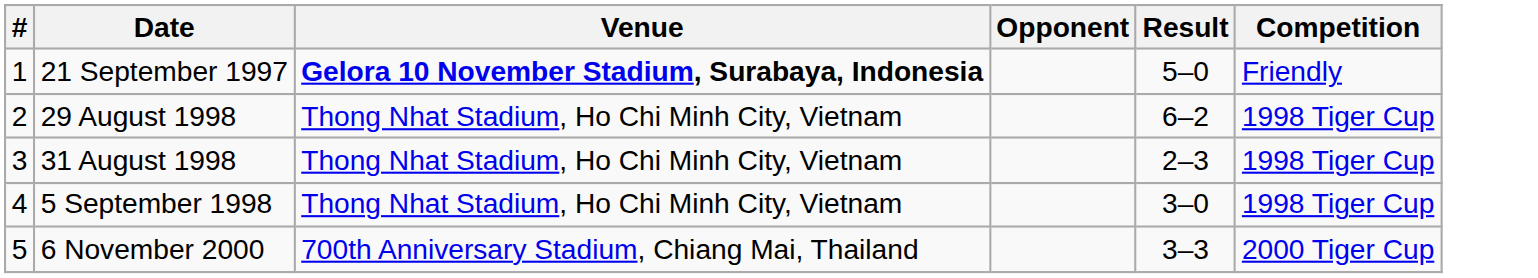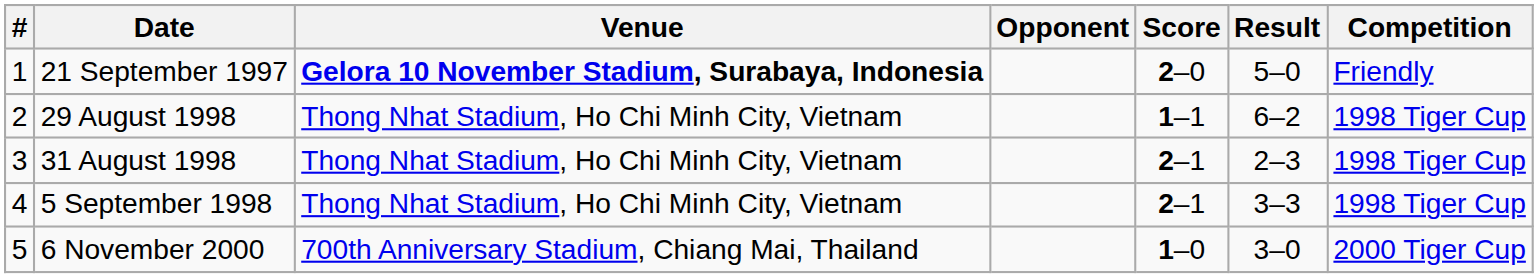+ column: (1182, 27)
(1186, 204) 3–0 -> (1277, 204) 3–3
(1186, 249) 3–3 -> (1277, 249) 3–0
